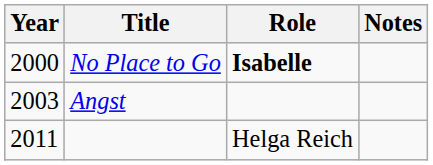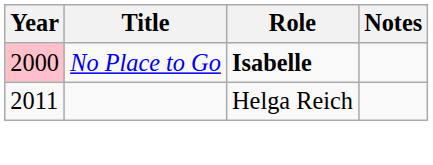(35, 62) no background -> (35, 62) pink background
- row: (98, 100)
